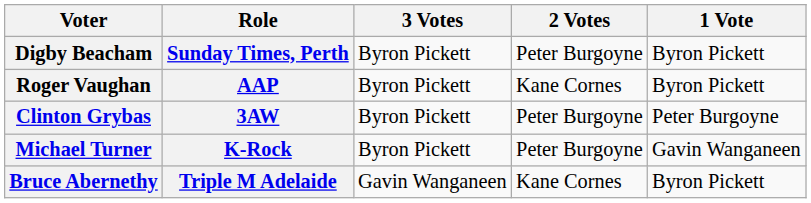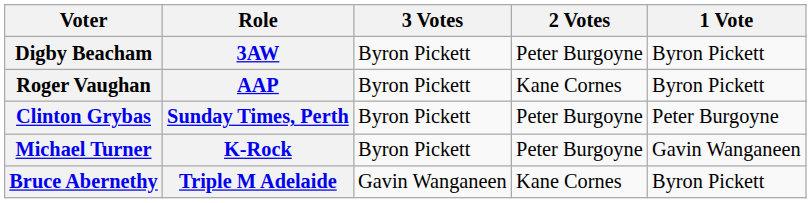(258, 52) Sunday Times, Perth -> (258, 52) 3AW
(258, 117) 3AW -> (258, 117) Sunday Times, Perth
